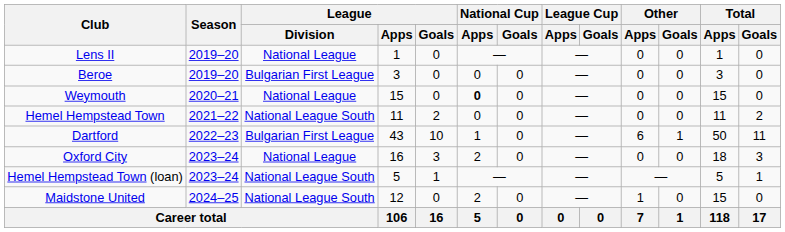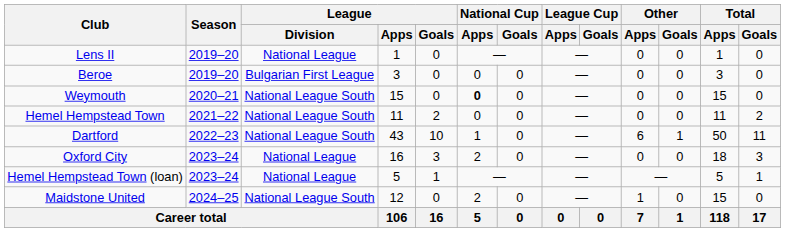(310, 95) National League -> (310, 95) National League South
(310, 136) Bulgarian First League -> (310, 136) National League South
(310, 177) National League South -> (310, 177) National League
